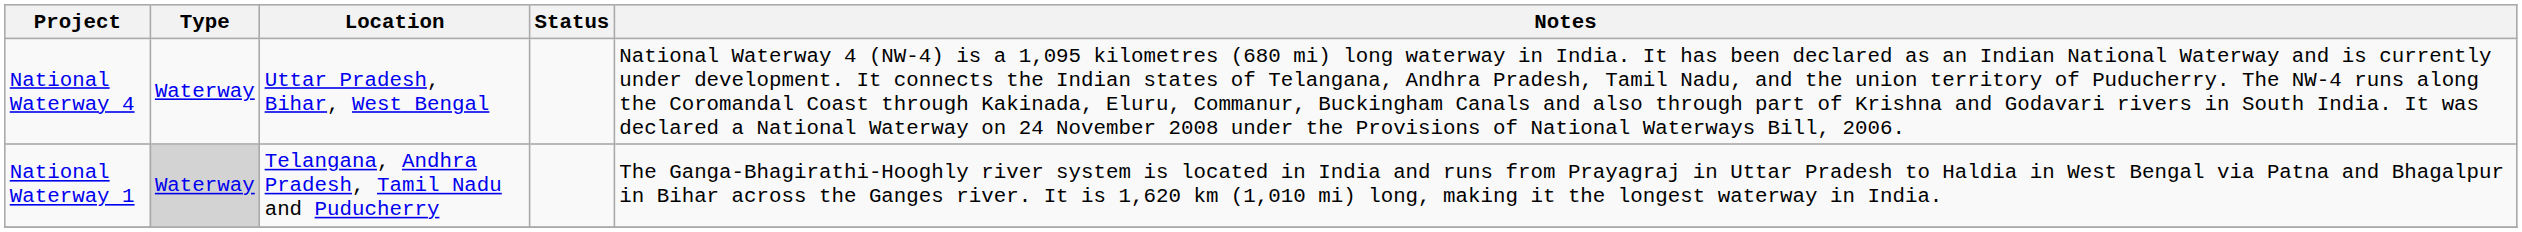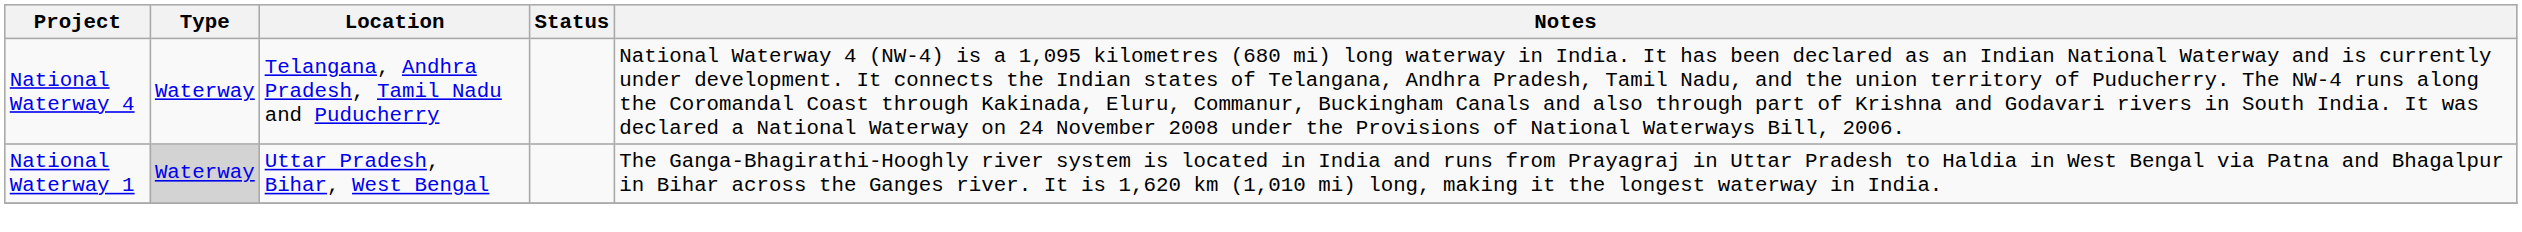(377, 92) Uttar Pradesh, Bihar, West Bengal -> (383, 92) Telangana, Andhra Pradesh, Tamil Nadu and Puducherry
(383, 186) Telangana, Andhra Pradesh, Tamil Nadu and Puducherry -> (377, 174) Uttar Pradesh, Bihar, West Bengal
